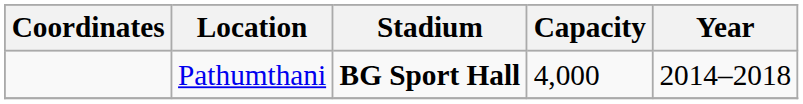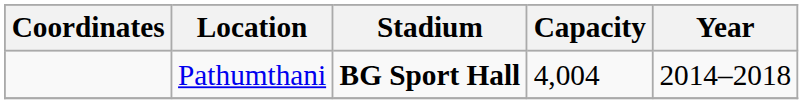(567, 74) 4,000 -> (567, 74) 4,004
